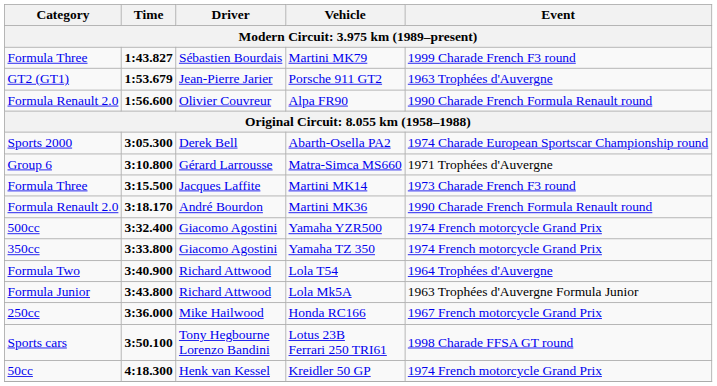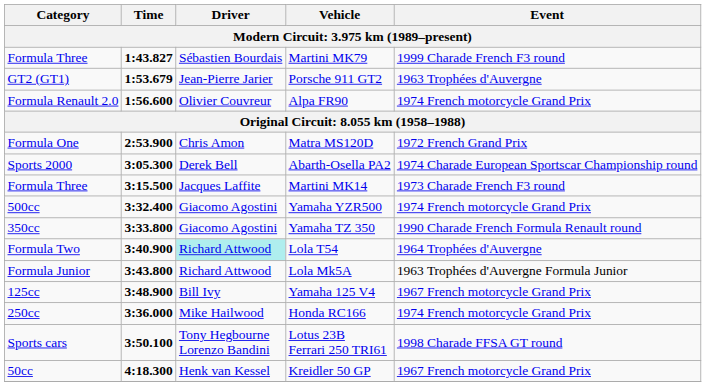(530, 100) 1990 Charade French Formula Renault round -> (494, 100) 1974 French motorcycle Grand Prix
+ row: (331, 143)
- row: (345, 164)
- row: (328, 206)
(505, 249) 1974 French motorcycle Grand Prix -> (519, 228) 1990 Charade French Formula Renault round
(225, 270) no background -> (225, 249) paleturquoise background
+ row: (332, 292)
(505, 313) 1967 French motorcycle Grand Prix -> (494, 313) 1974 French motorcycle Grand Prix
(505, 371) 1974 French motorcycle Grand Prix -> (494, 371) 1967 French motorcycle Grand Prix
